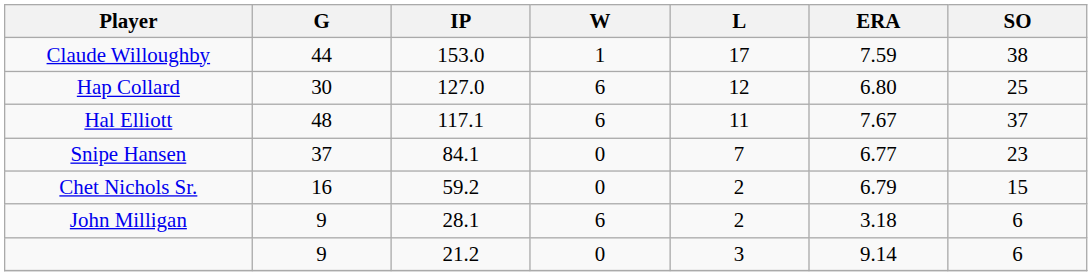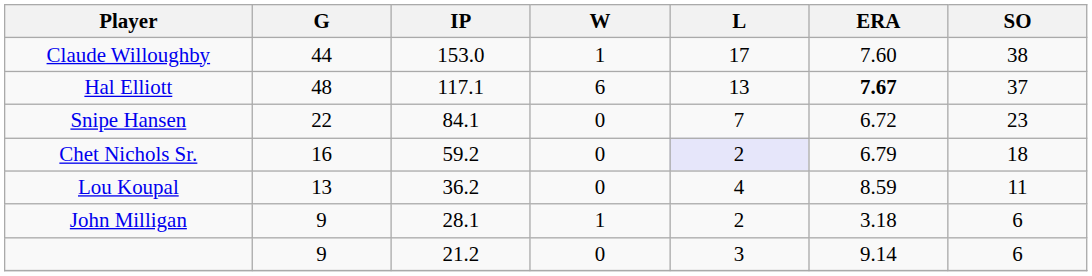(878, 54) 7.59 -> (878, 54) 7.60
- row: (128, 87)
(739, 120) 11 -> (739, 87) 13
(878, 120) normal -> (878, 87) bold
(322, 154) 37 -> (322, 120) 22
(878, 154) 6.77 -> (878, 120) 6.72
(739, 187) no background -> (739, 154) lavender background
(1017, 187) 15 -> (1017, 154) 18
+ row: (128, 187)
(600, 220) 6 -> (600, 220) 1
